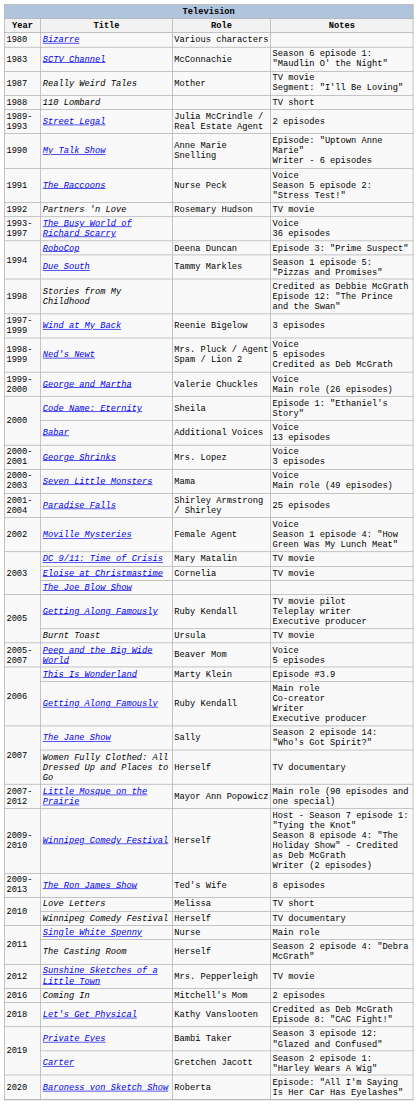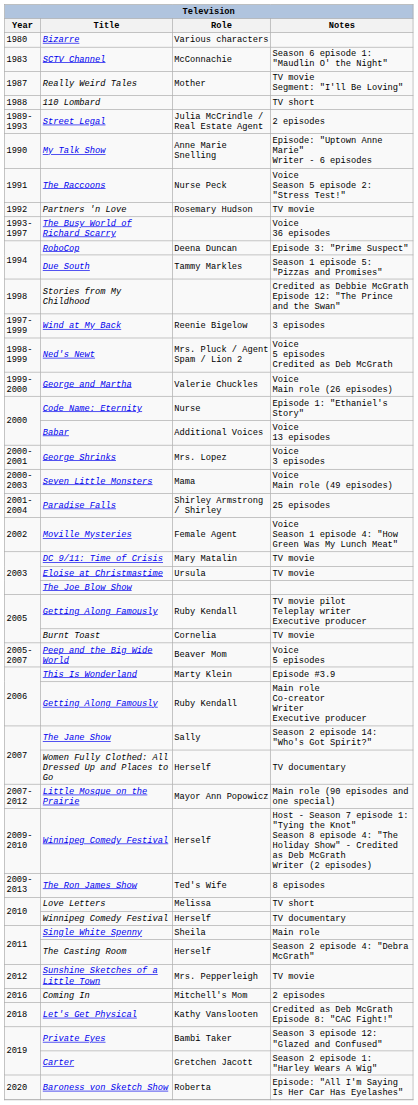(190, 409) Sheila -> (187, 409) Nurse
(195, 573) Cornelia -> (190, 573) Ursula
(190, 636) Ursula -> (195, 636) Cornelia
(187, 933) Nurse -> (190, 933) Sheila
